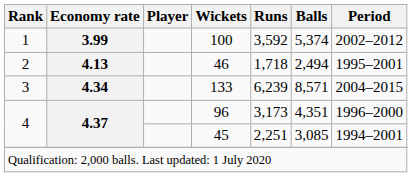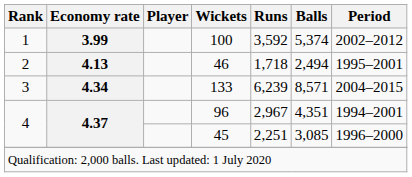(271, 111) 3,173 -> (271, 111) 2,967
(369, 111) 1996–2000 -> (369, 111) 1994–2001
(369, 135) 1994–2001 -> (369, 135) 1996–2000
